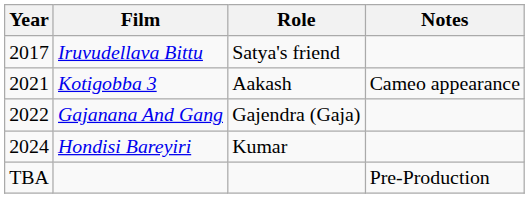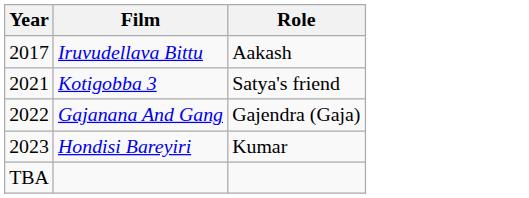- column: (445, 20)
(286, 51) Satya's friend -> (262, 51) Aakash
(262, 83) Aakash -> (286, 83) Satya's friend
(29, 146) 2024 -> (29, 146) 2023
